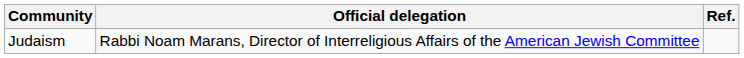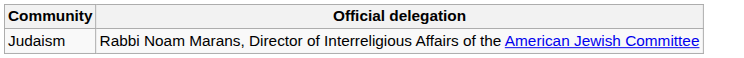- column: (721, 16)
